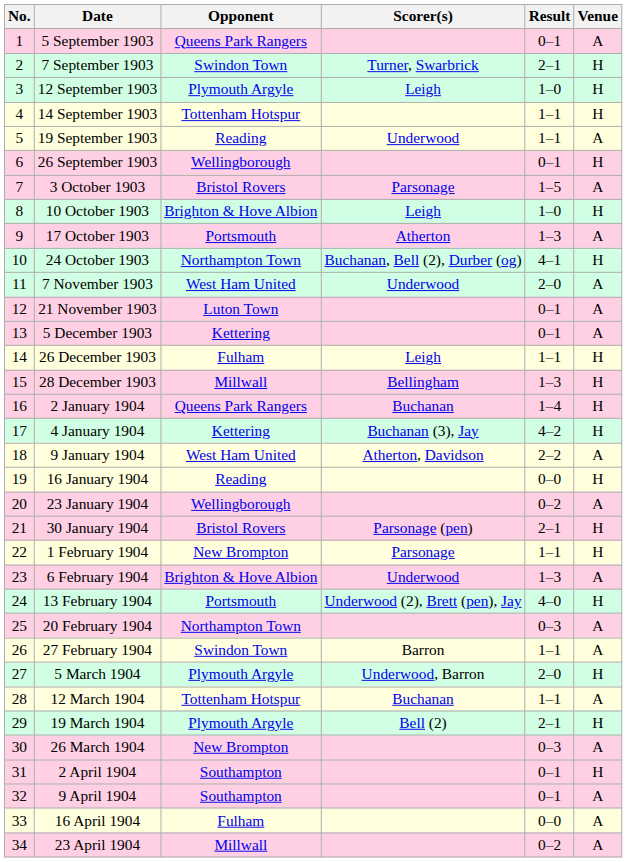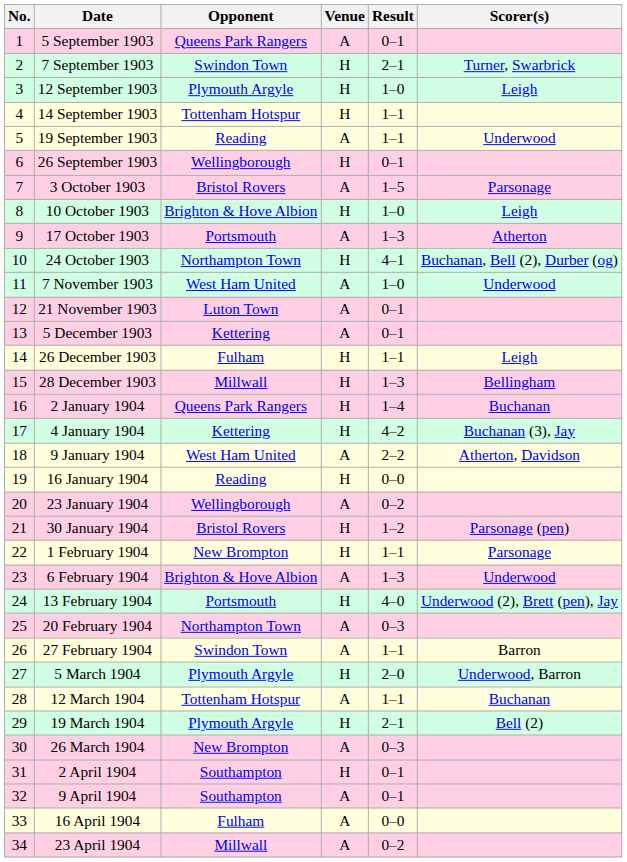columns swapped: (598, 16) <-> (423, 16)
(550, 284) 2–0 -> (393, 284) 1–0
(550, 528) 2–1 -> (393, 528) 1–2
